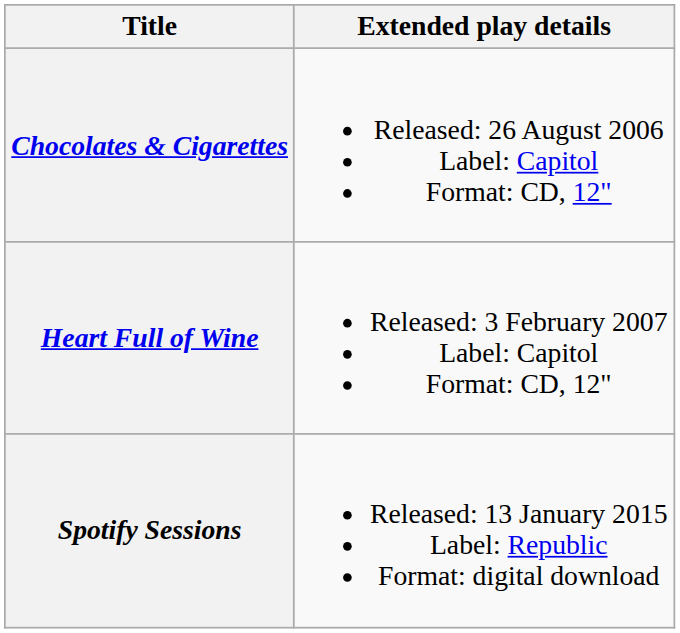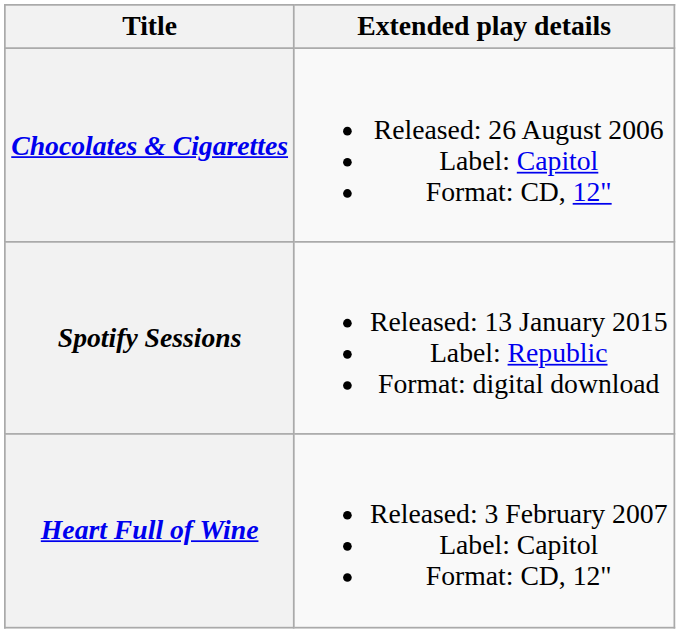rows swapped: (150, 337) <-> (150, 530)
